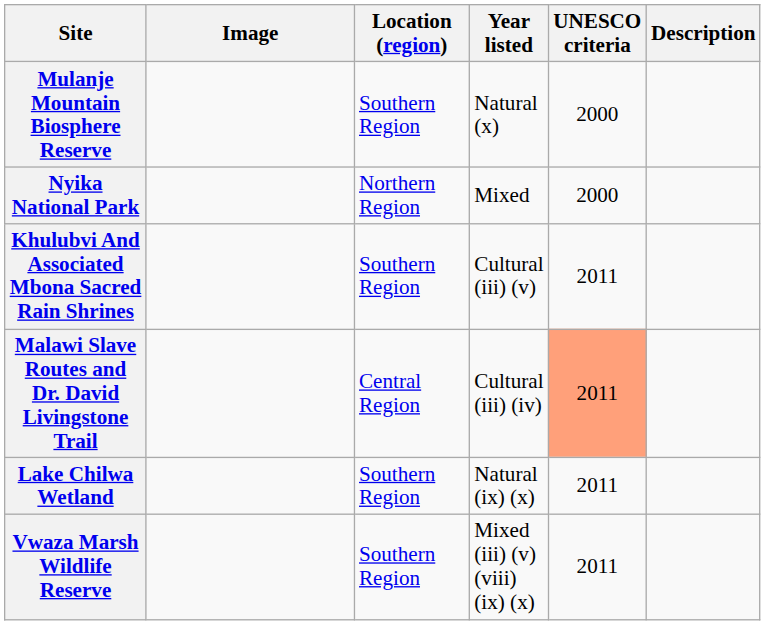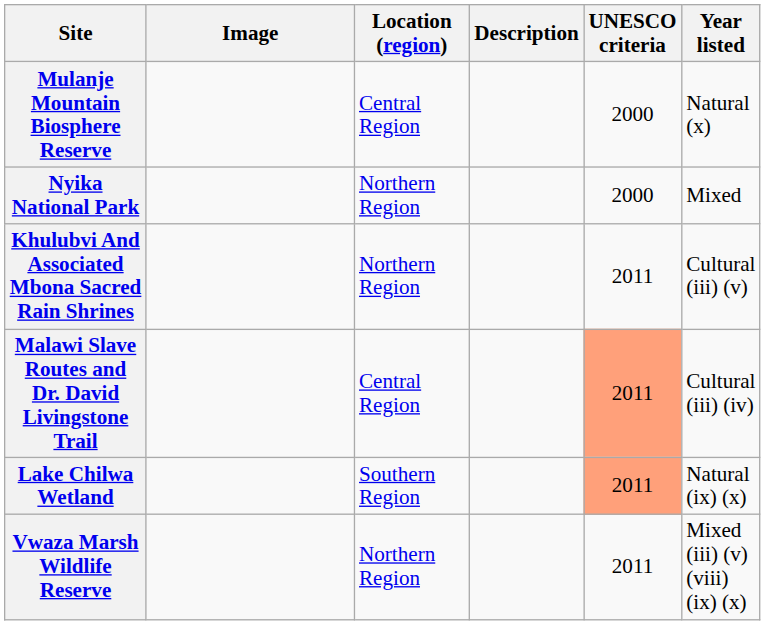columns swapped: (509, 33) <-> (703, 33)
(397, 114) Southern Region -> (390, 114) Central Region
(397, 276) Southern Region -> (397, 276) Northern Region
(597, 485) no background -> (633, 485) lightsalmon background
(397, 566) Southern Region -> (397, 566) Northern Region
